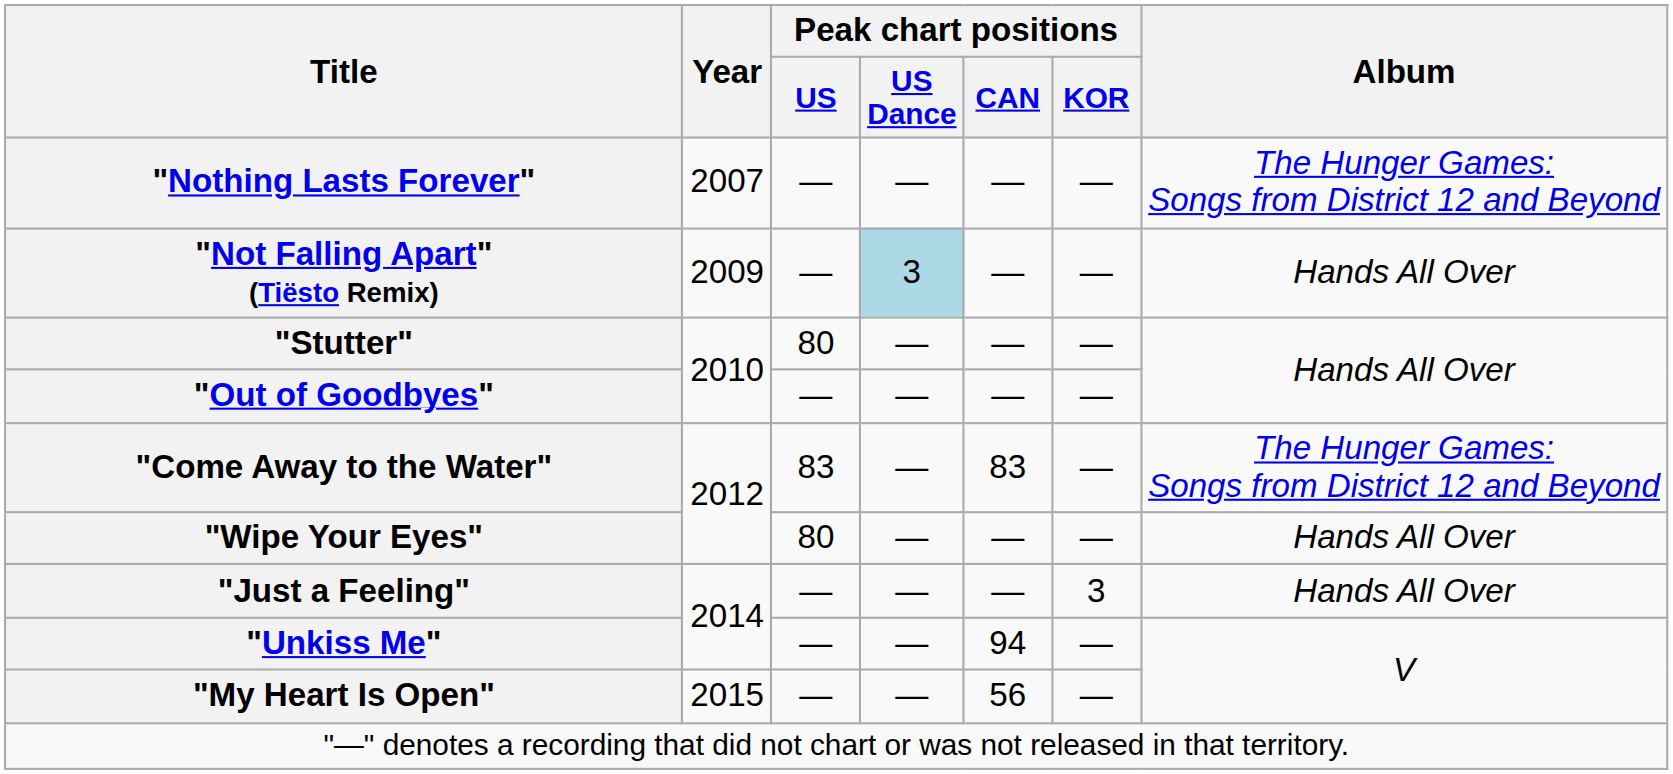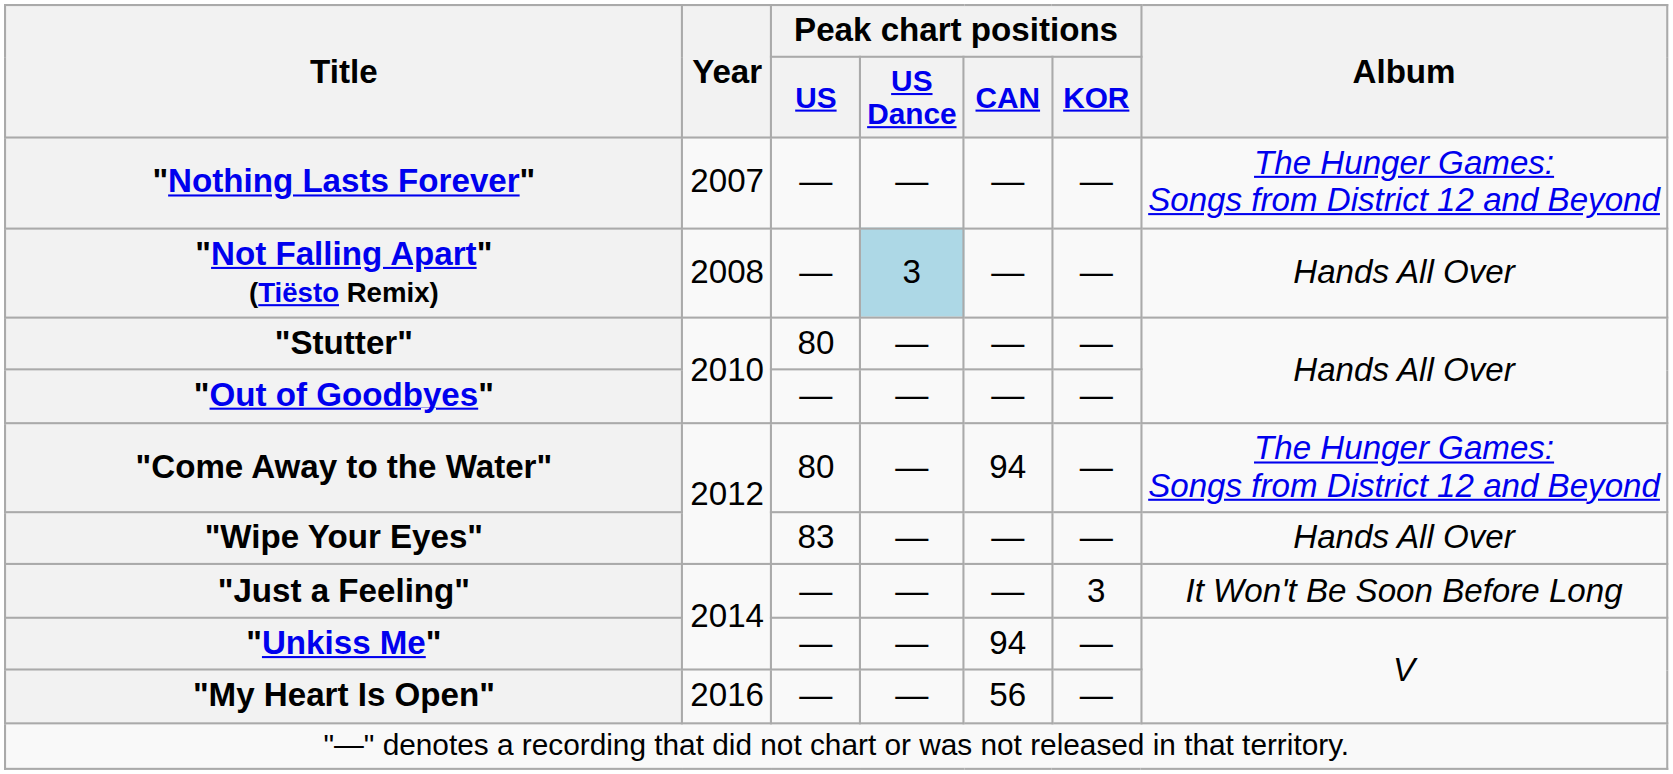(727, 271) 2009 -> (727, 271) 2008
(816, 466) 83 -> (816, 466) 80
(1008, 466) 83 -> (1008, 466) 94
(816, 537) 80 -> (816, 537) 83
(1404, 590) Hands All Over -> (1404, 590) It Won't Be Soon Before Long
(727, 695) 2015 -> (727, 695) 2016
